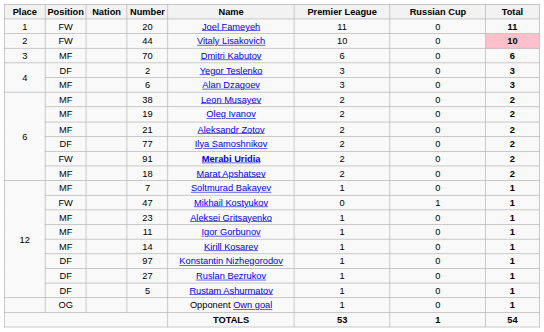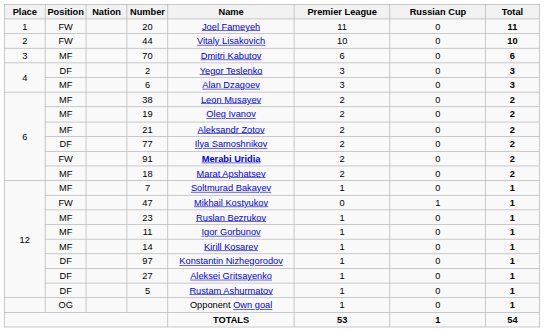(512, 41) pink background -> (512, 41) no background
(231, 217) Aleksei Gritsayenko -> (231, 217) Ruslan Bezrukov
(231, 276) Ruslan Bezrukov -> (231, 276) Aleksei Gritsayenko
